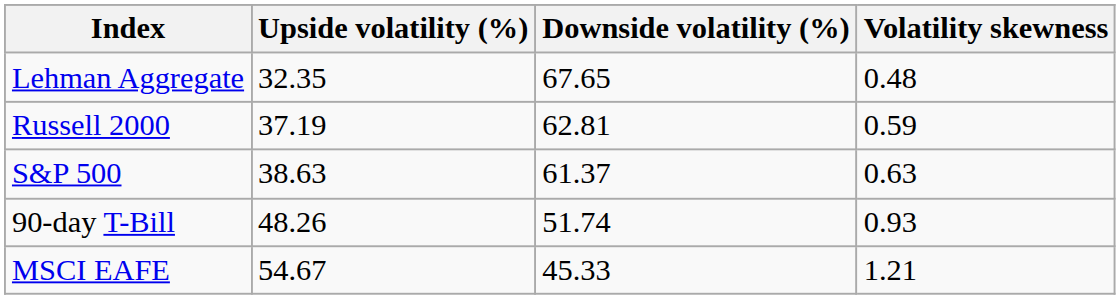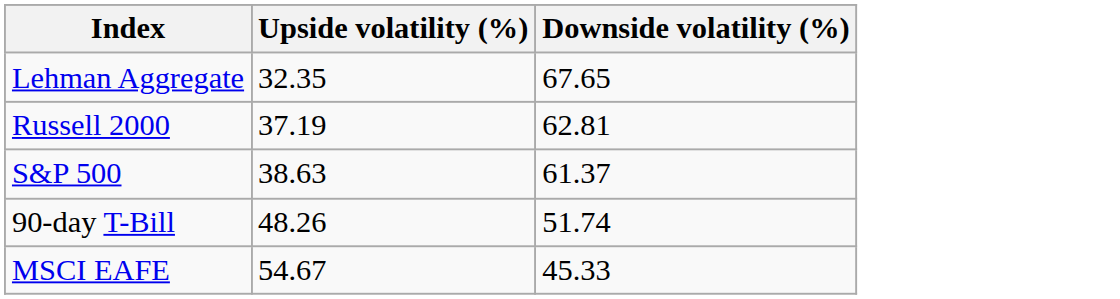- column: (986, 28)
